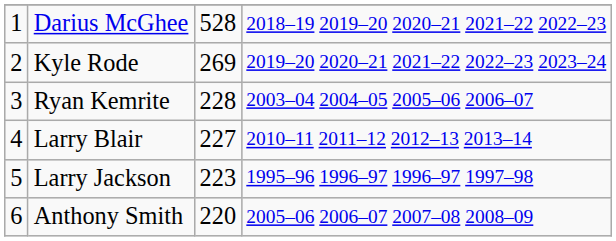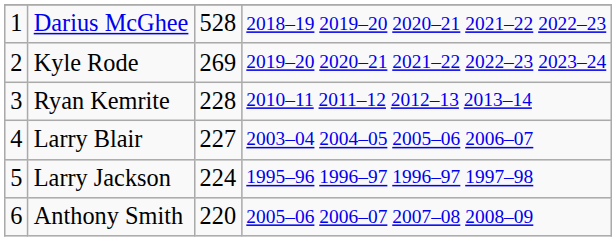(390, 100) 2003–04 2004–05 2005–06 2006–07 -> (389, 100) 2010–11 2011–12 2012–13 2013–14
(389, 139) 2010–11 2011–12 2012–13 2013–14 -> (390, 139) 2003–04 2004–05 2005–06 2006–07
(218, 178) 223 -> (218, 178) 224
